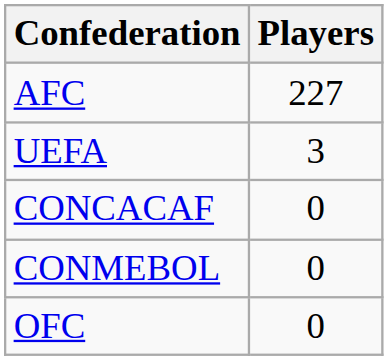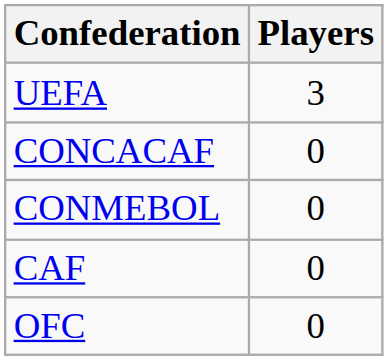- row: (49, 92)
+ row: (49, 267)
